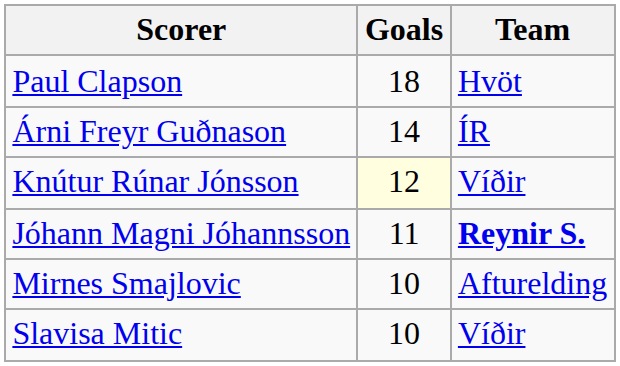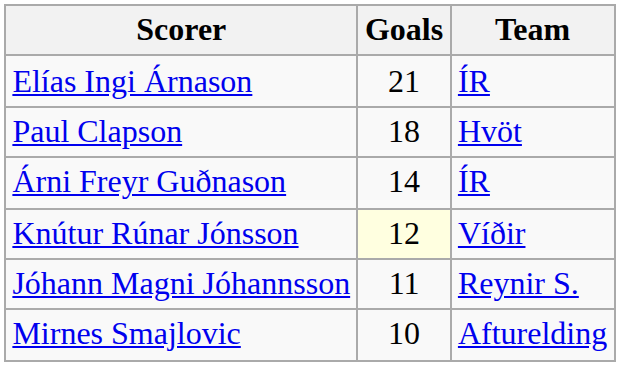+ row: (132, 80)
(522, 232) bold -> (518, 283) normal
- row: (97, 334)
